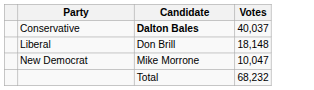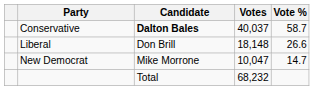+ column: (290, 12)
